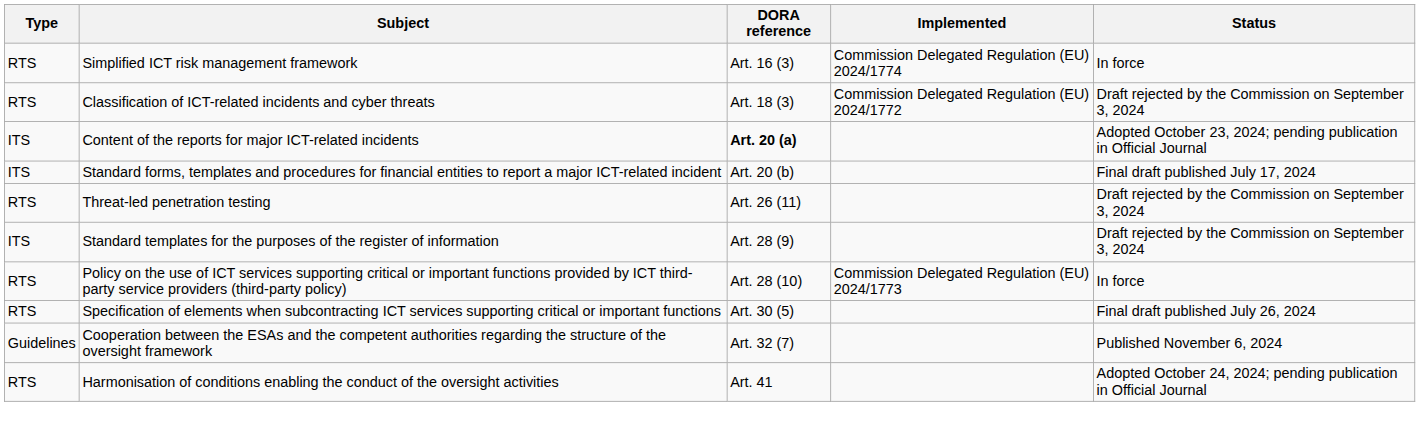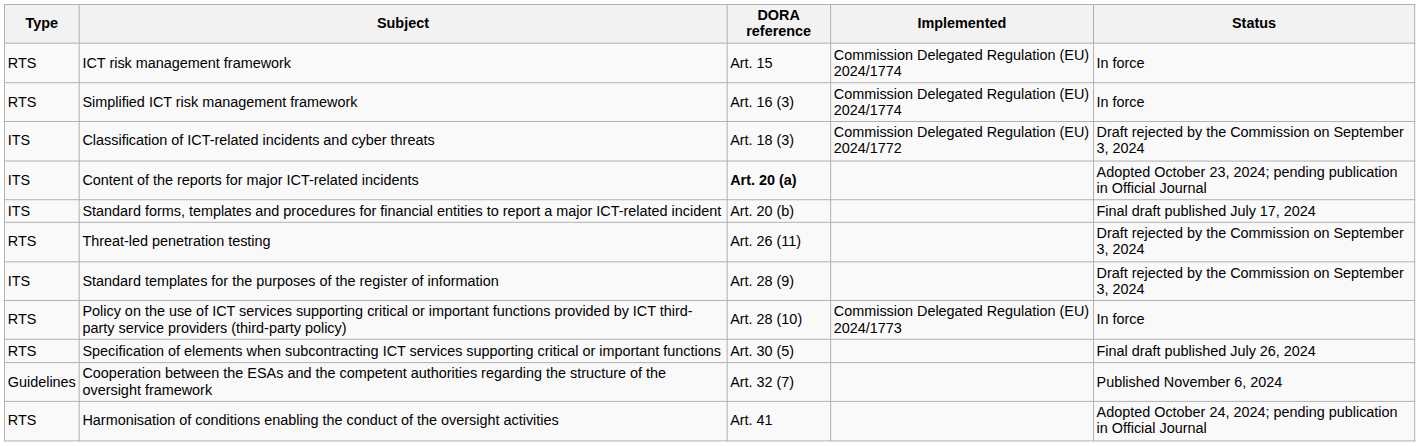+ row: (187, 63)
(22, 102) RTS -> (19, 141) ITS
